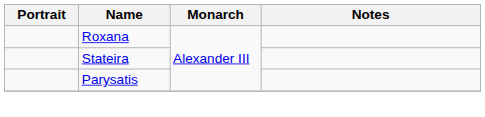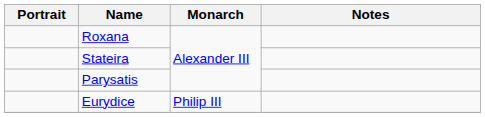+ row: (108, 101)
